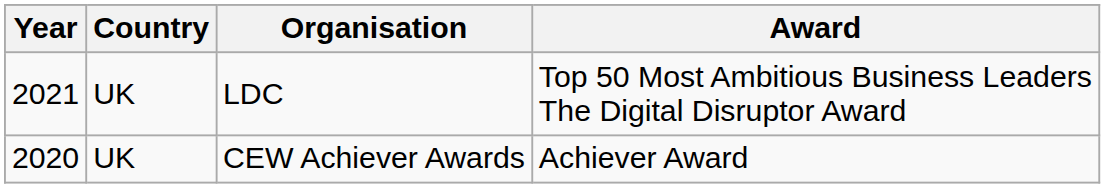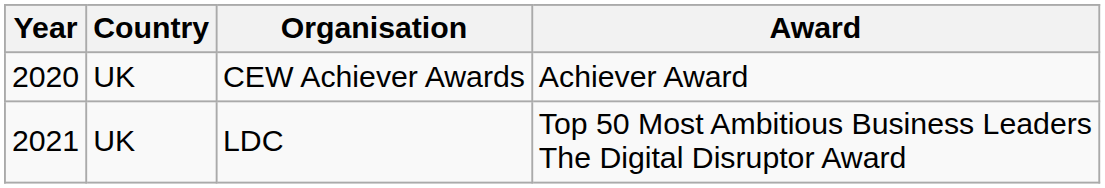rows swapped: (374, 158) <-> (253, 93)
